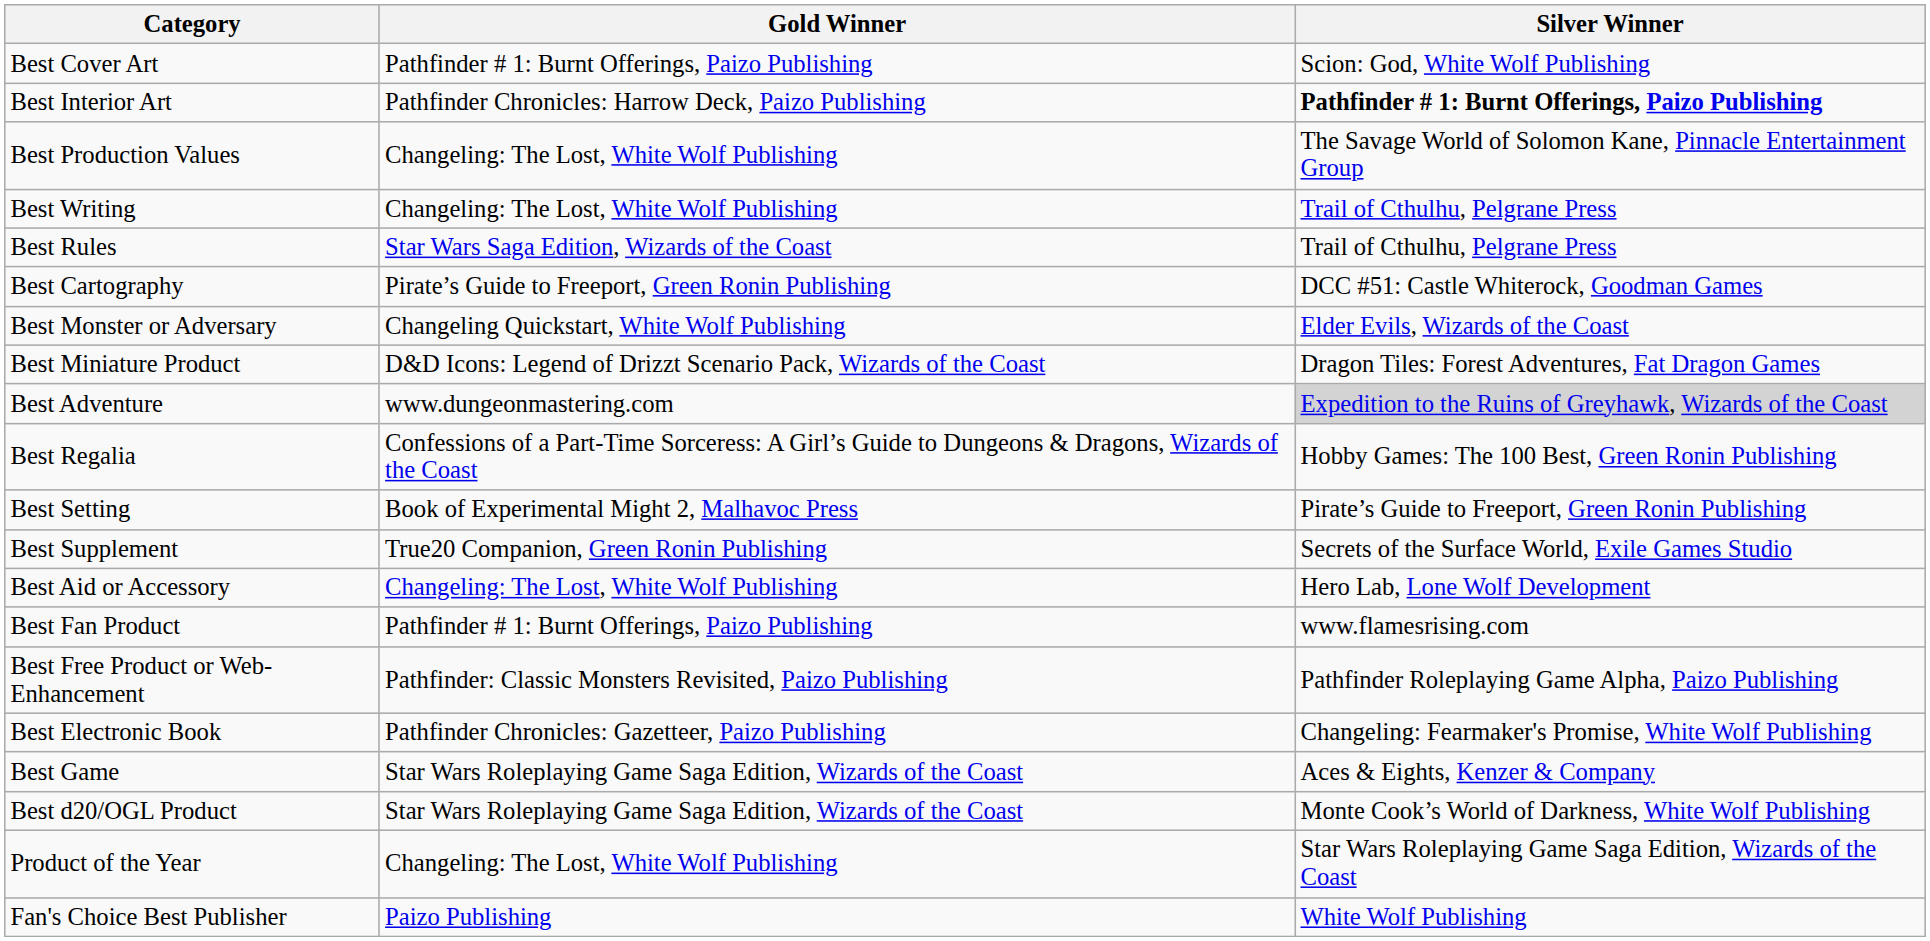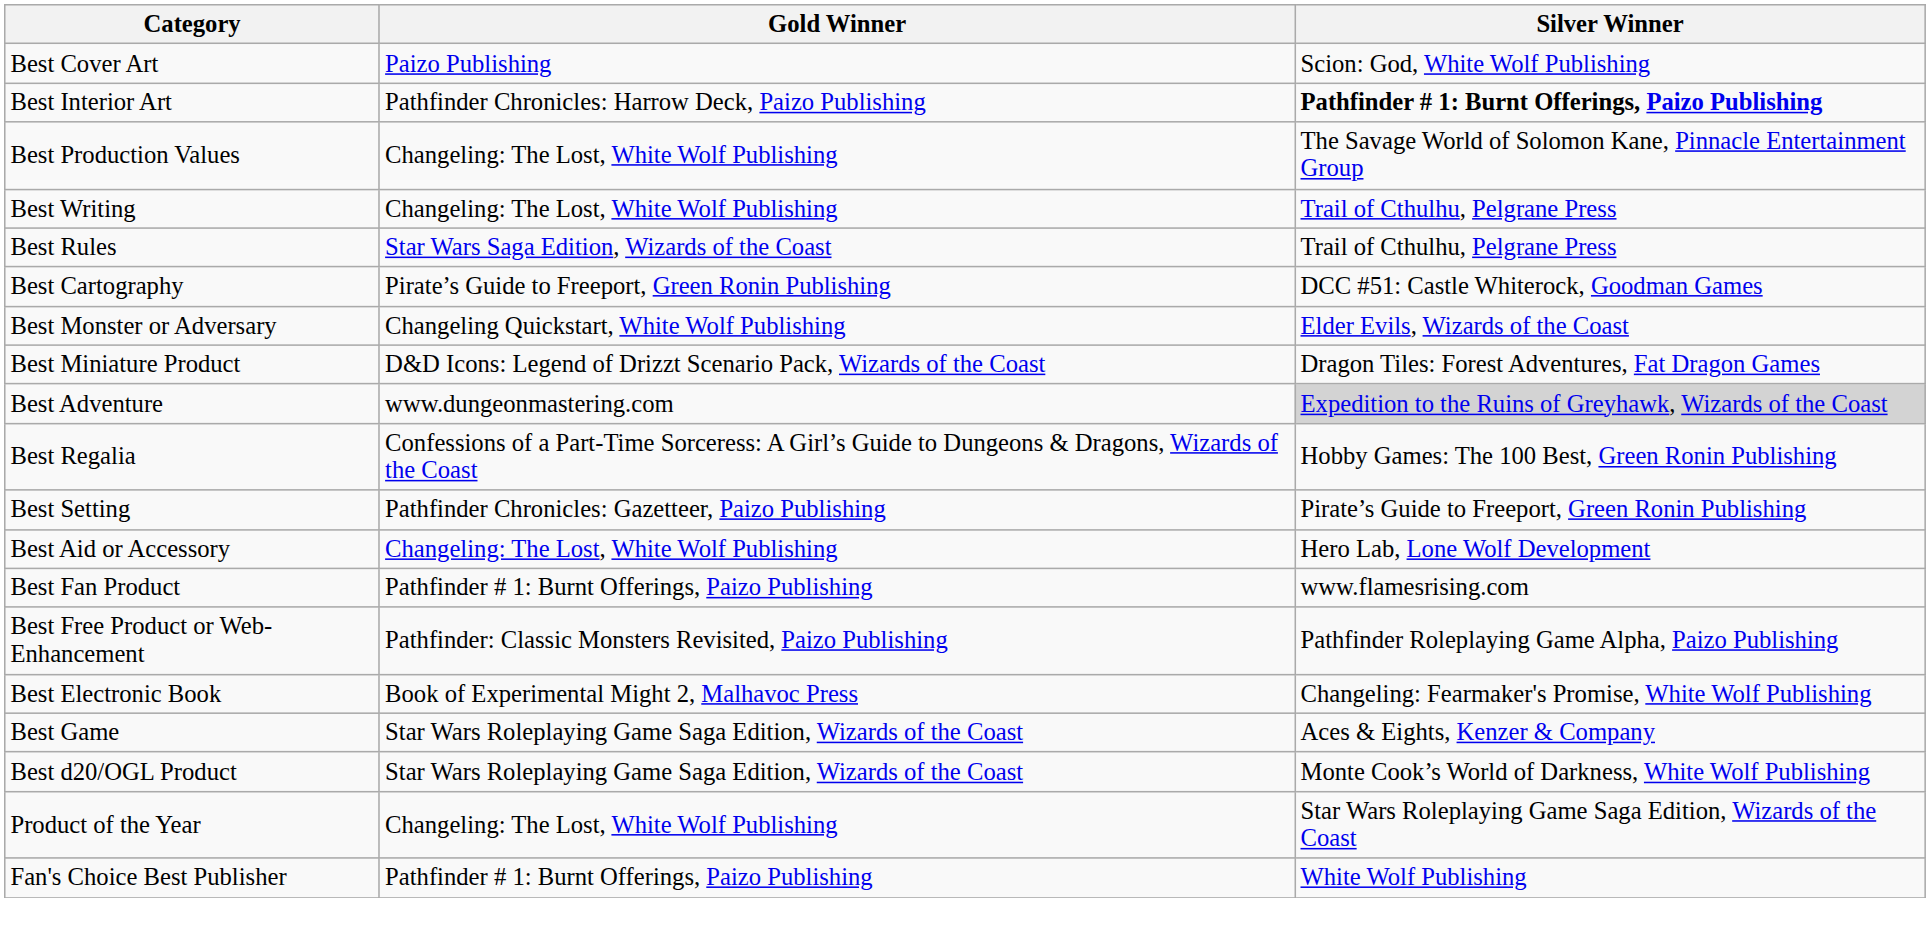(629, 63) Pathfinder # 1: Burnt Offerings, Paizo Publishing -> (468, 63) Paizo Publishing
(622, 509) Book of Experimental Might 2, Malhavoc Press -> (635, 509) Pathfinder Chronicles: Gazetteer, Paizo Publishing
- row: (94, 548)
(635, 732) Pathfinder Chronicles: Gazetteer, Paizo Publishing -> (622, 693) Book of Experimental Might 2, Malhavoc Press
(468, 916) Paizo Publishing -> (629, 877) Pathfinder # 1: Burnt Offerings, Paizo Publishing
